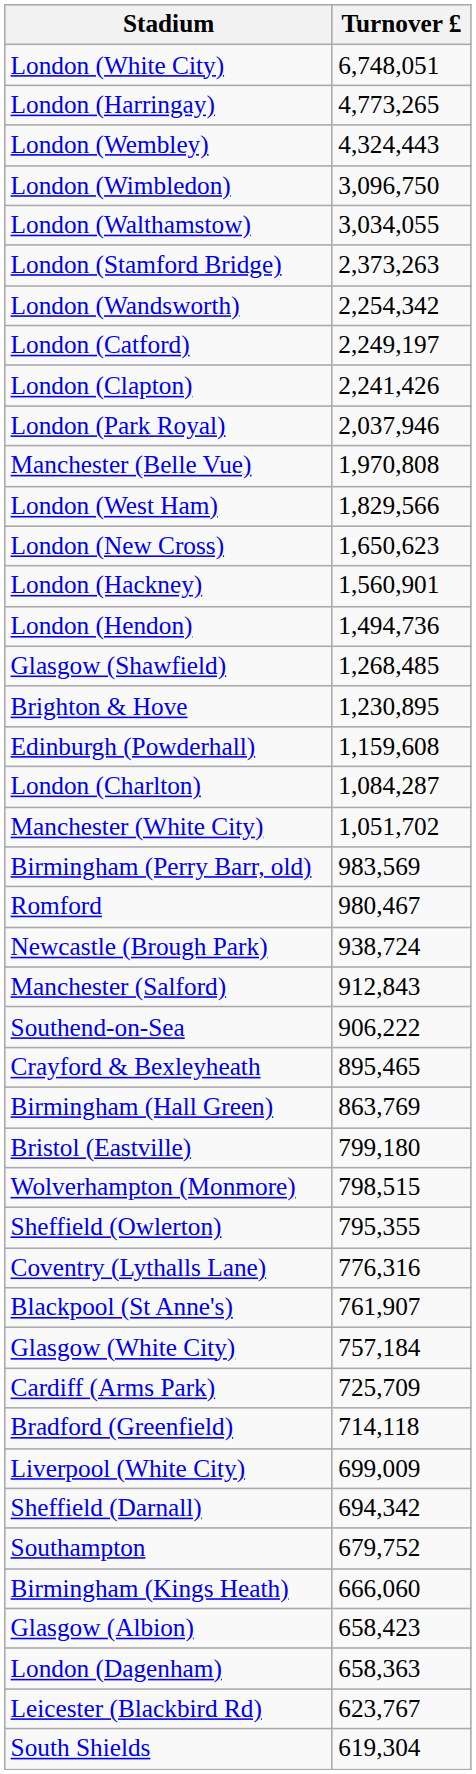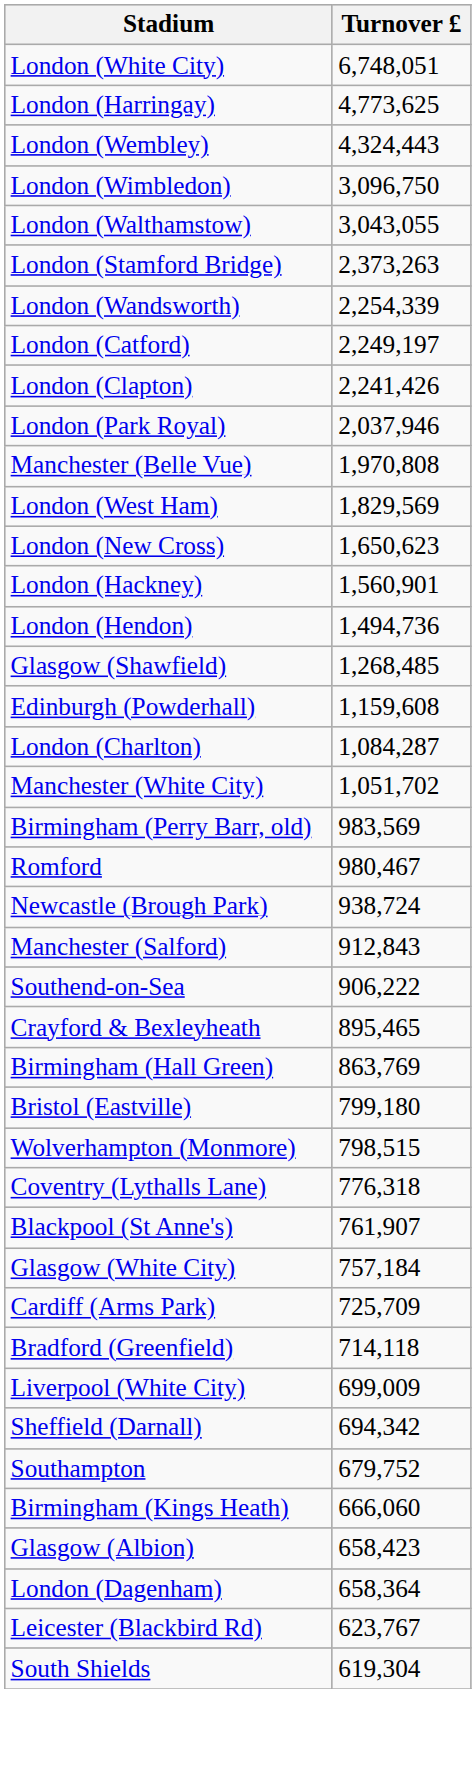(389, 104) 4,773,265 -> (389, 104) 4,773,625
(389, 225) 3,034,055 -> (389, 225) 3,043,055
(389, 305) 2,254,342 -> (389, 305) 2,254,339
(389, 505) 1,829,566 -> (389, 505) 1,829,569
- row: (99, 706)
- row: (116, 1227)
(379, 1267) 776,316 -> (379, 1187) 776,318
(379, 1668) 658,363 -> (379, 1588) 658,364
